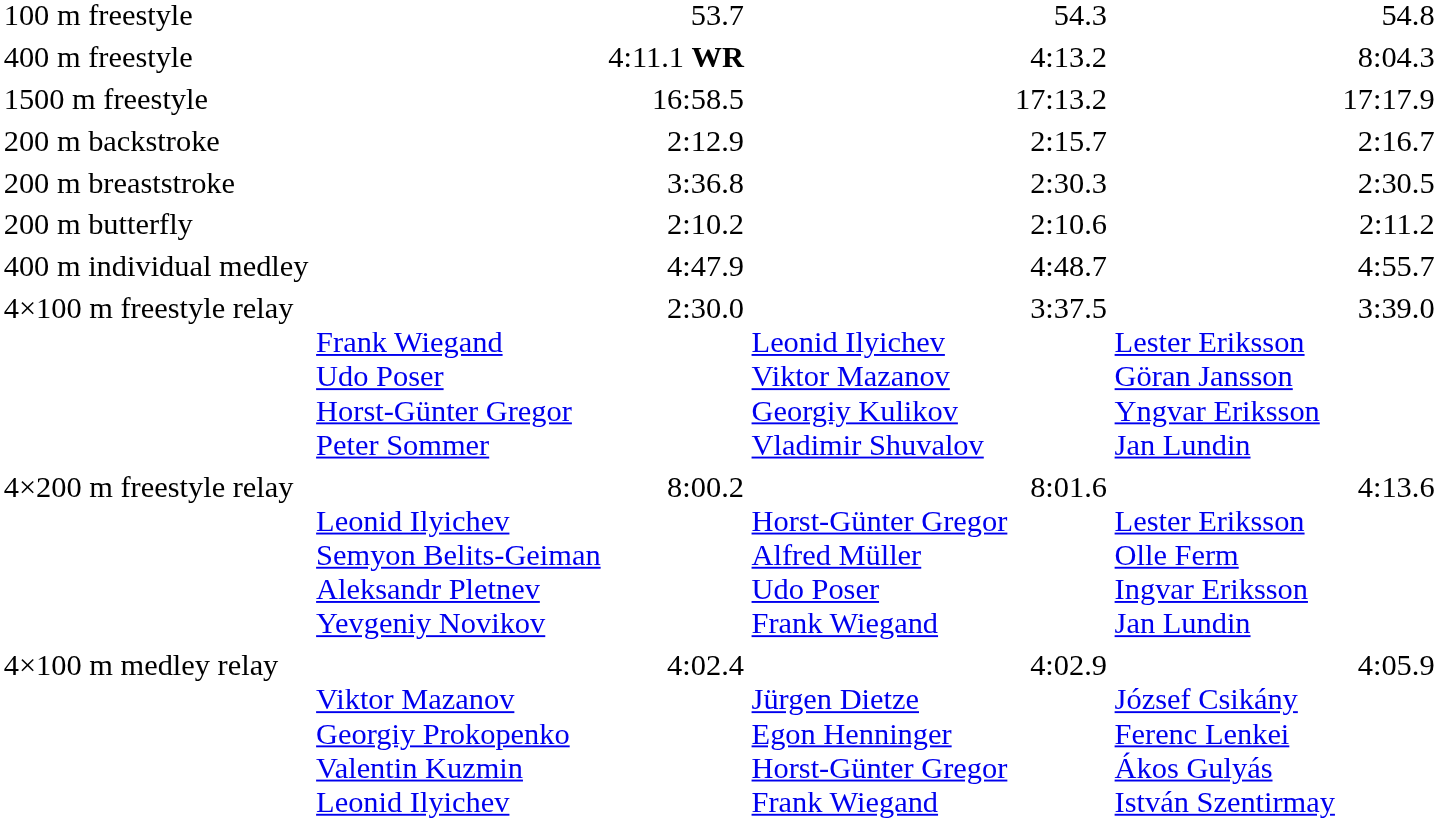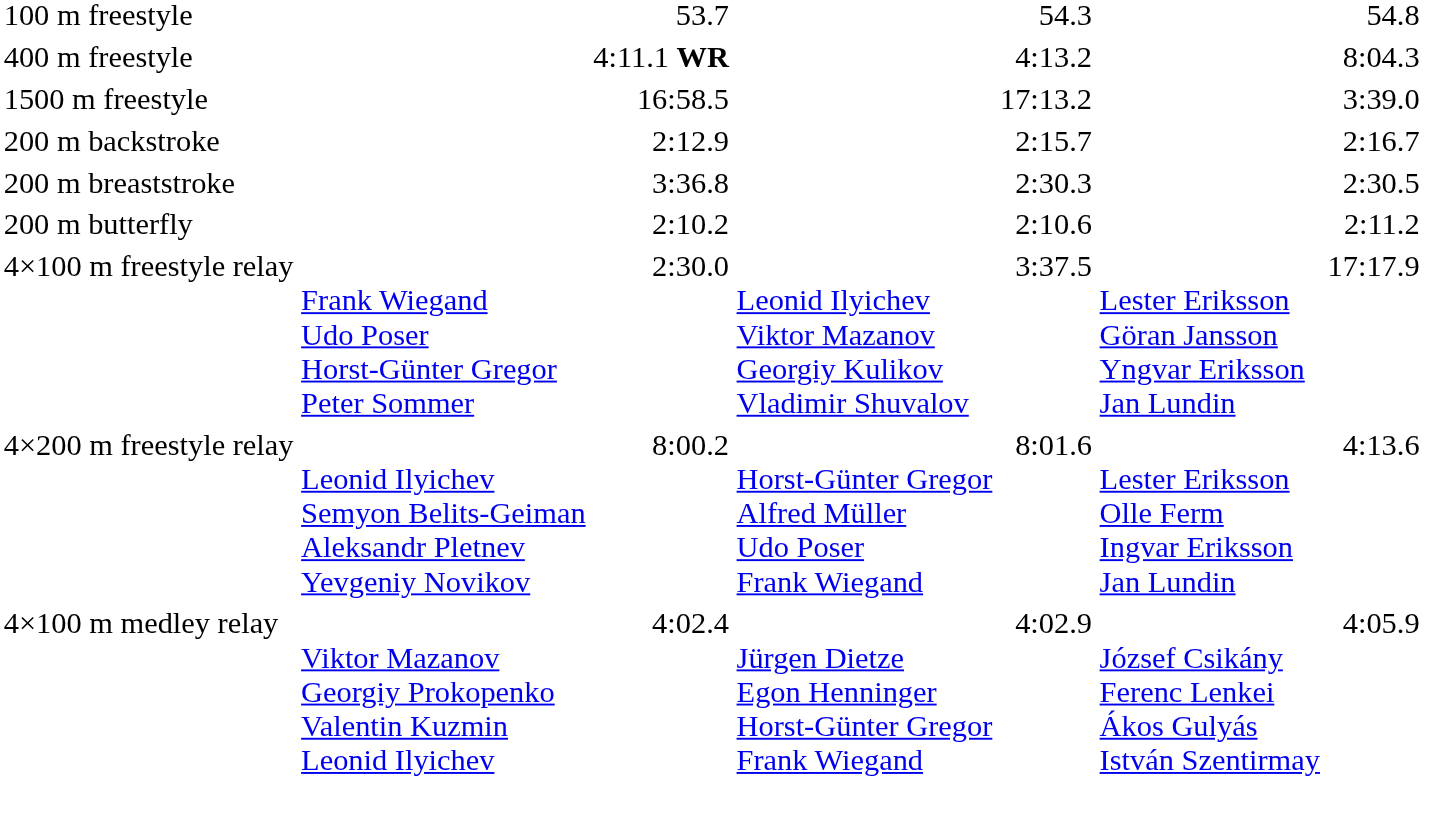(1389, 98) 17:17.9 -> (1381, 98) 3:39.0
- row: (156, 266)
(1396, 307) 3:39.0 -> (1374, 266) 17:17.9
